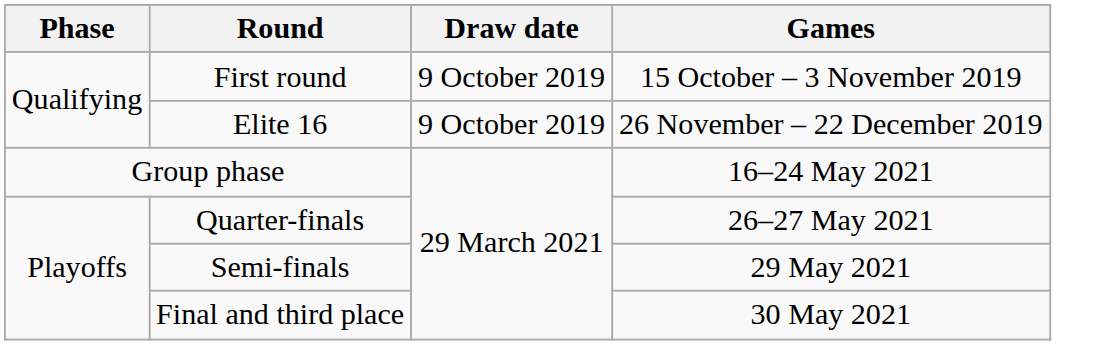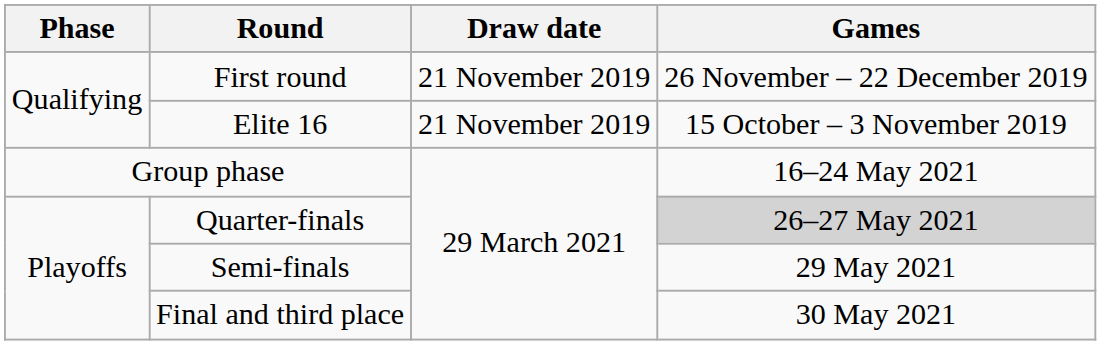(512, 76) 9 October 2019 -> (534, 76) 21 November 2019
(831, 76) 15 October – 3 November 2019 -> (876, 76) 26 November – 22 December 2019
(512, 123) 9 October 2019 -> (534, 123) 21 November 2019
(831, 123) 26 November – 22 December 2019 -> (876, 123) 15 October – 3 November 2019
(831, 219) no background -> (876, 219) lightgrey background
